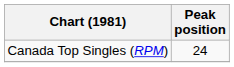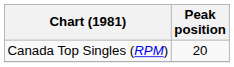(200, 51) 24 -> (200, 51) 20
